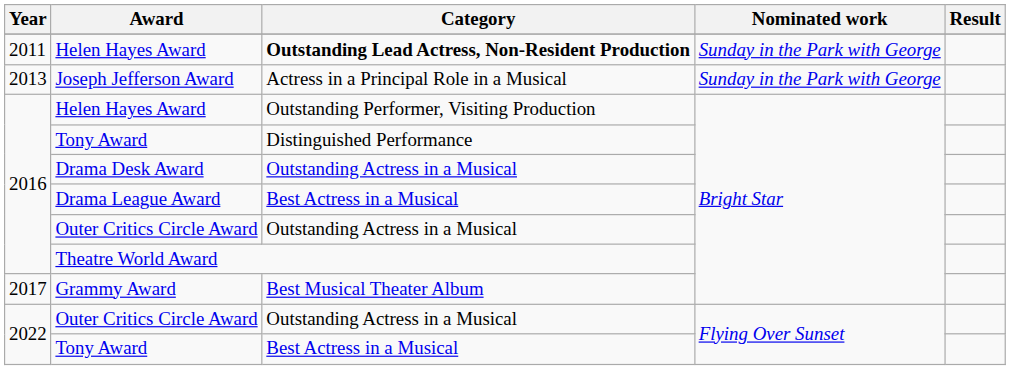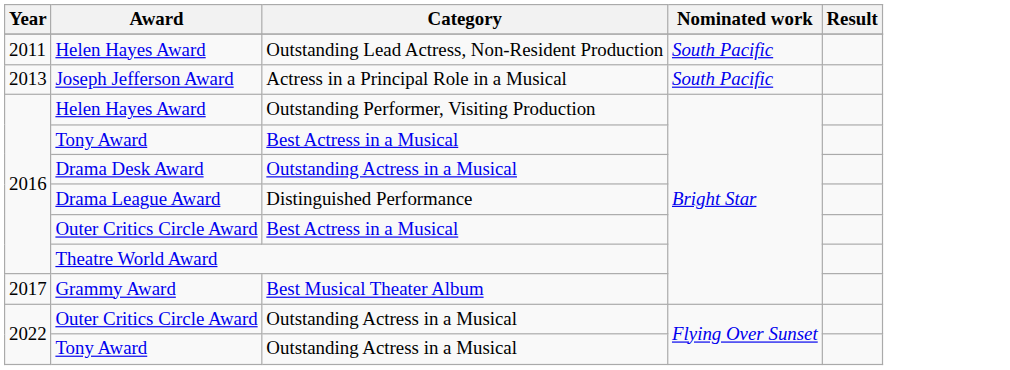(478, 49) bold -> (465, 49) normal
(820, 49) Sunday in the Park with George -> (723, 49) South Pacific
(820, 79) Sunday in the Park with George -> (723, 79) South Pacific
(369, 139) Distinguished Performance -> (362, 139) Best Actress in a Musical
(362, 199) Best Actress in a Musical -> (369, 199) Distinguished Performance
(392, 229) Outstanding Actress in a Musical -> (362, 229) Best Actress in a Musical
(362, 348) Best Actress in a Musical -> (392, 348) Outstanding Actress in a Musical
